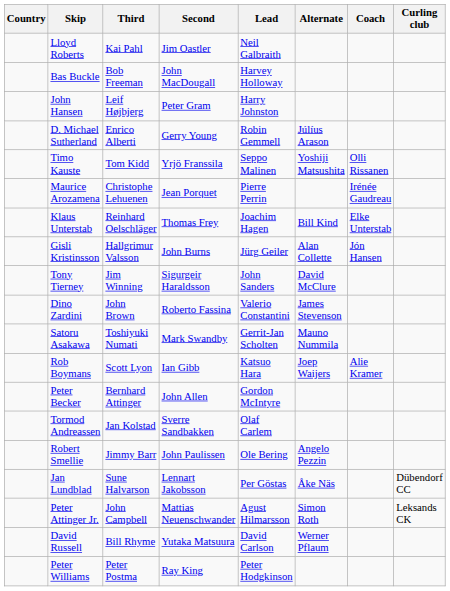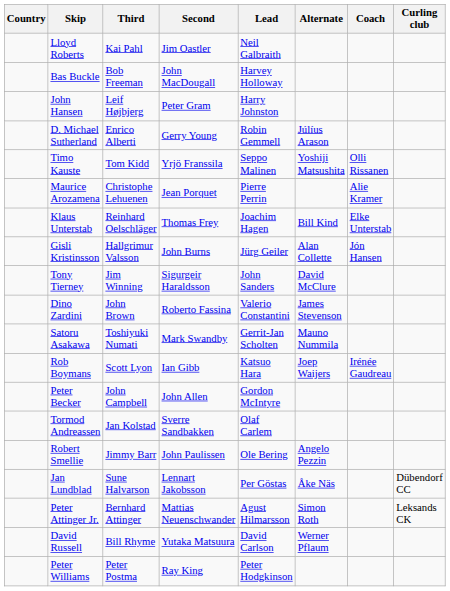(370, 193) Irénée Gaudreau -> (366, 193) Alie Kramer
(366, 367) Alie Kramer -> (370, 367) Irénée Gaudreau
(125, 396) Bernhard Attinger -> (126, 396) John Campbell
(126, 513) John Campbell -> (125, 513) Bernhard Attinger
